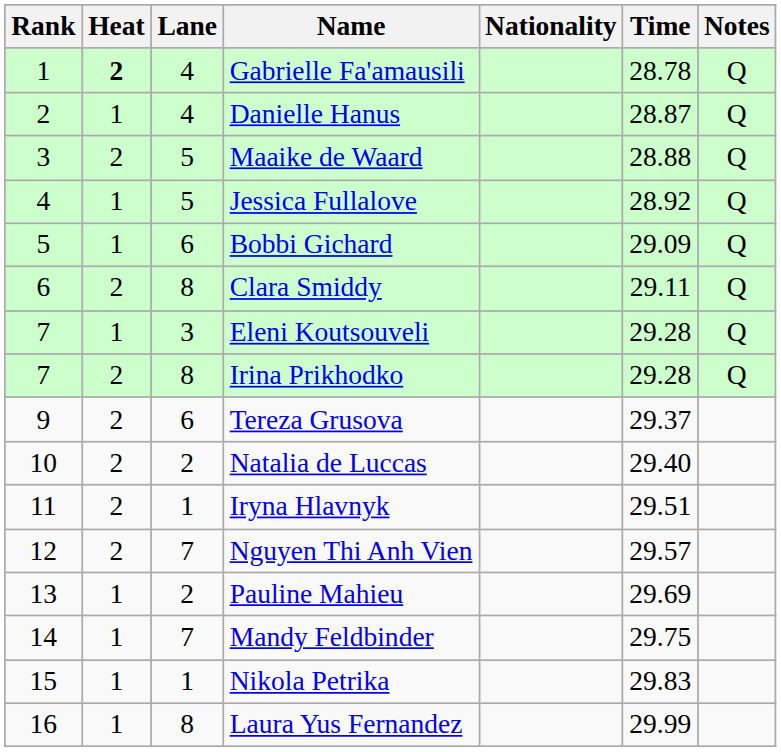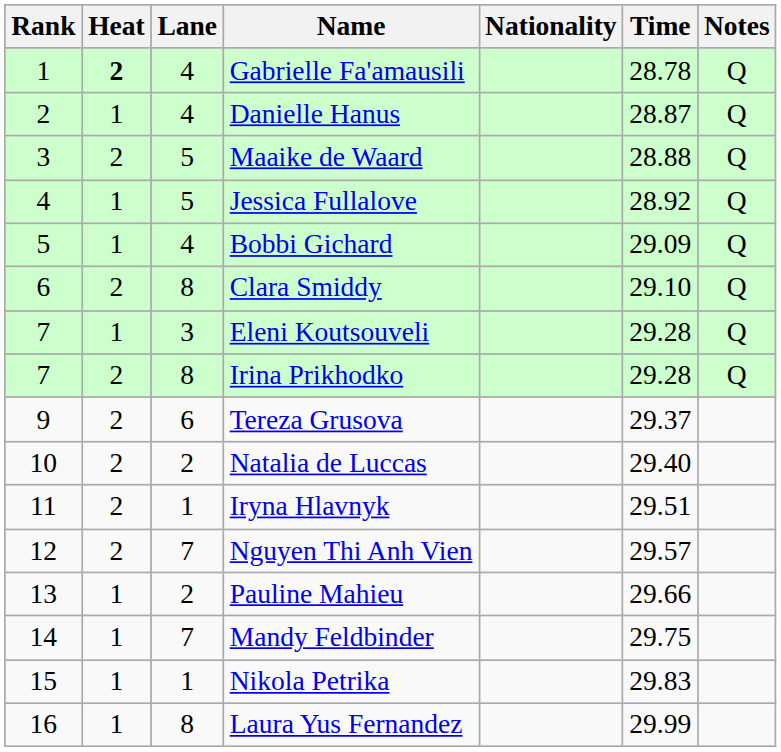(187, 244) 6 -> (187, 244) 4
(660, 288) 29.11 -> (660, 288) 29.10
(660, 593) 29.69 -> (660, 593) 29.66
